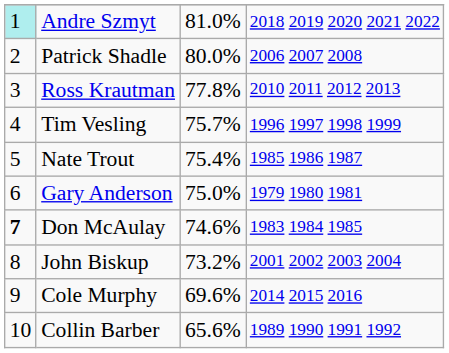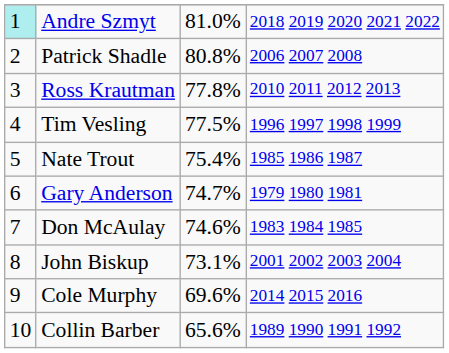(213, 55) 80.0% -> (213, 55) 80.8%
(213, 124) 75.7% -> (213, 124) 77.5%
(213, 192) 75.0% -> (213, 192) 74.7%
(15, 227) bold -> (15, 227) normal
(213, 261) 73.2% -> (213, 261) 73.1%
